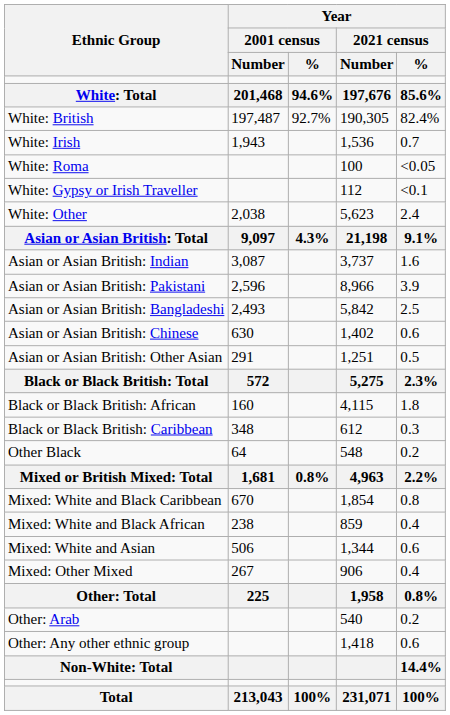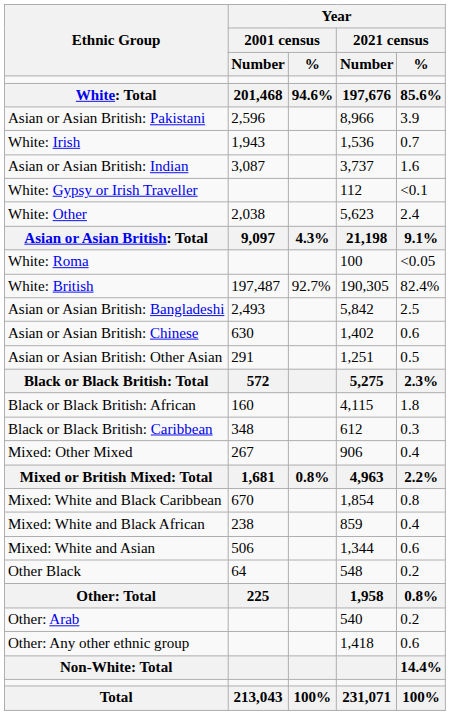rows swapped: (51, 118) <-> (107, 285)
rows swapped: (48, 166) <-> (98, 261)
rows swapped: (44, 452) <-> (70, 571)
